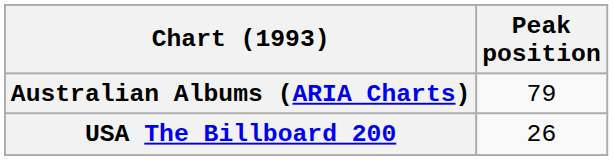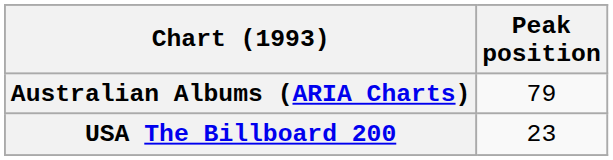(541, 134) 26 -> (541, 134) 23
